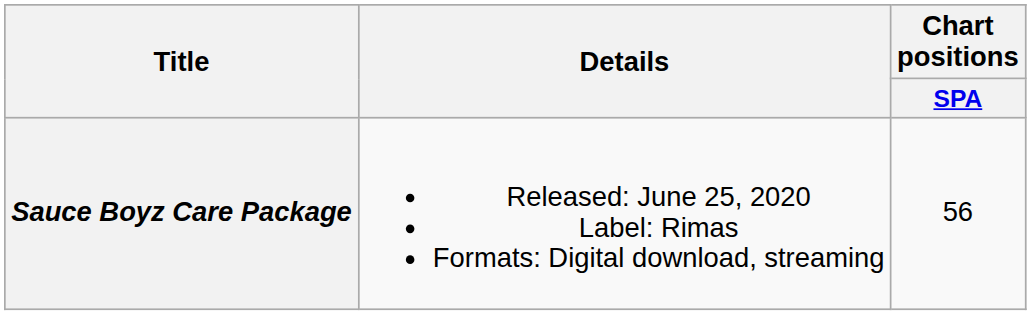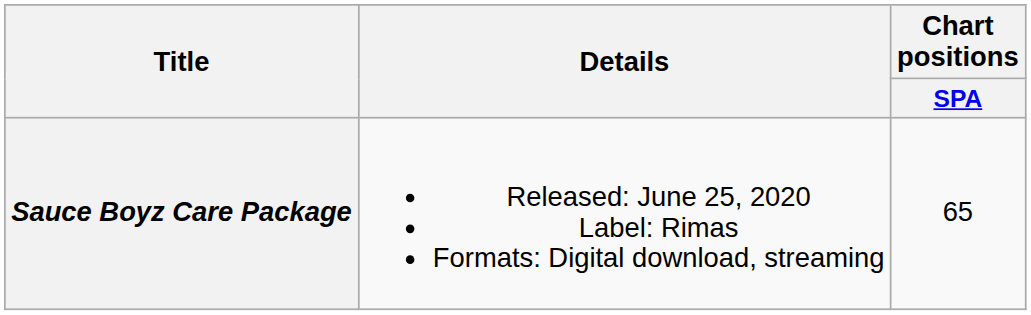(958, 212) 56 -> (958, 212) 65
